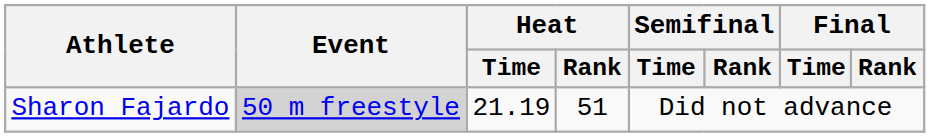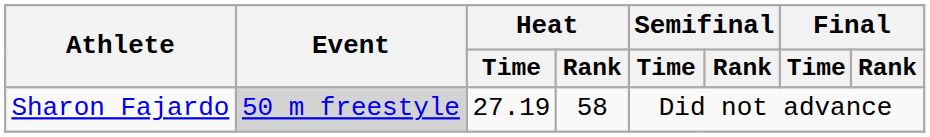(511, 109) 21.19 -> (511, 109) 27.19
(592, 109) 51 -> (592, 109) 58
